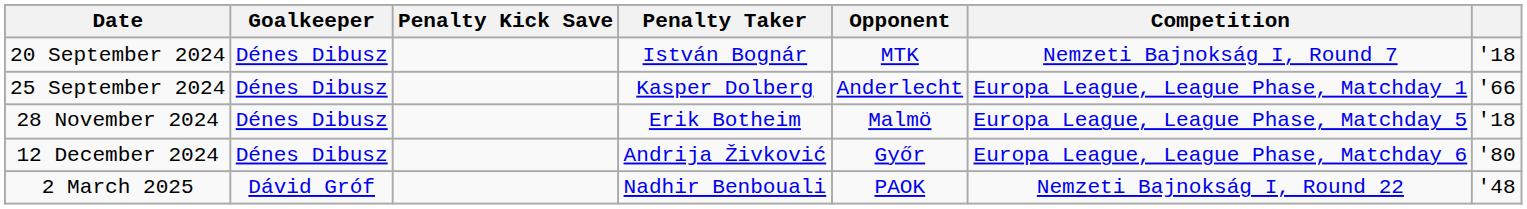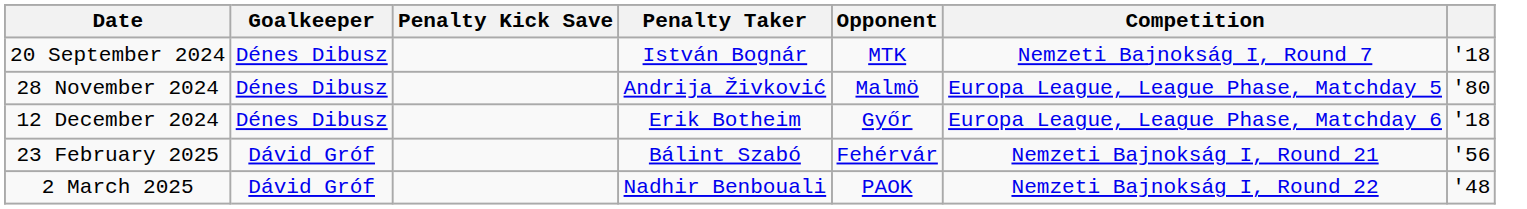- row: (118, 88)
(725, 121) Erik Botheim -> (725, 88) Andrija Živković
(1497, 121) '18 -> (1471, 88) '80
(725, 155) Andrija Živković -> (725, 121) Erik Botheim
(1497, 155) '80 -> (1471, 121) '18
+ row: (118, 155)
